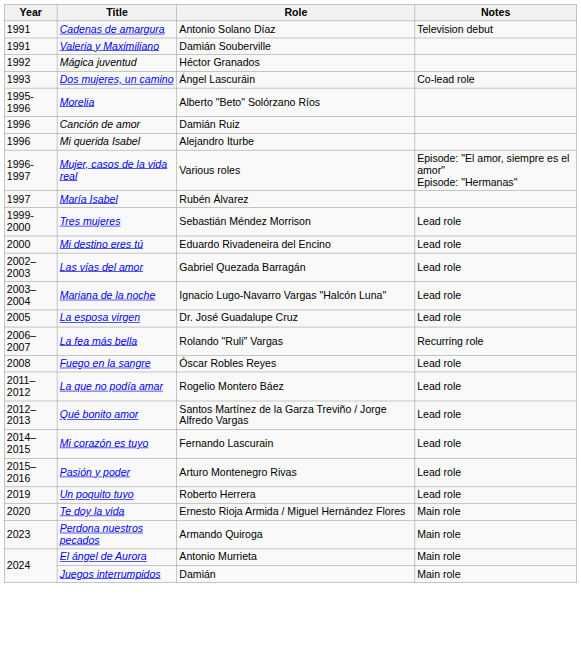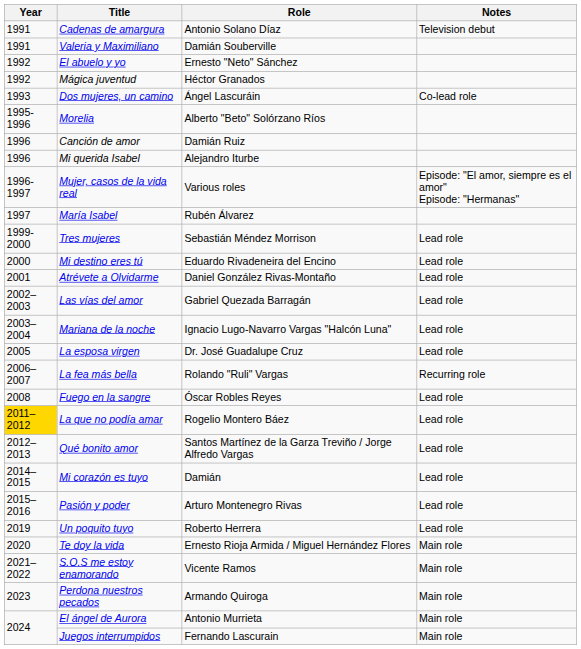+ row: (92, 63)
+ row: (109, 278)
(21, 386) no background -> (21, 420) gold background
(226, 443) Fernando Lascurain -> (203, 477) Damián
+ row: (96, 568)
(198, 574) Damián -> (231, 636) Fernando Lascurain
